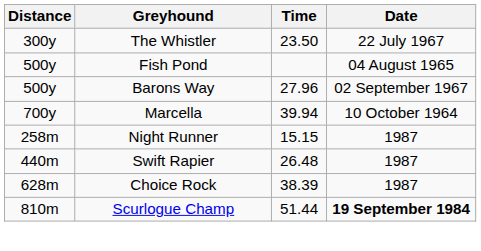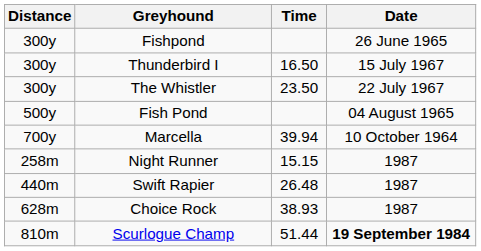+ row: (173, 40)
+ row: (173, 64)
- row: (173, 88)
(299, 185) 38.39 -> (299, 209) 38.93
